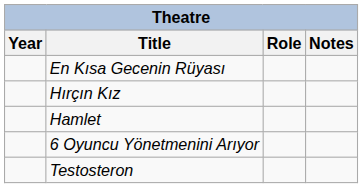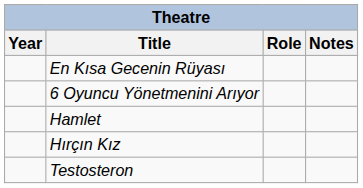rows swapped: (154, 145) <-> (85, 94)
